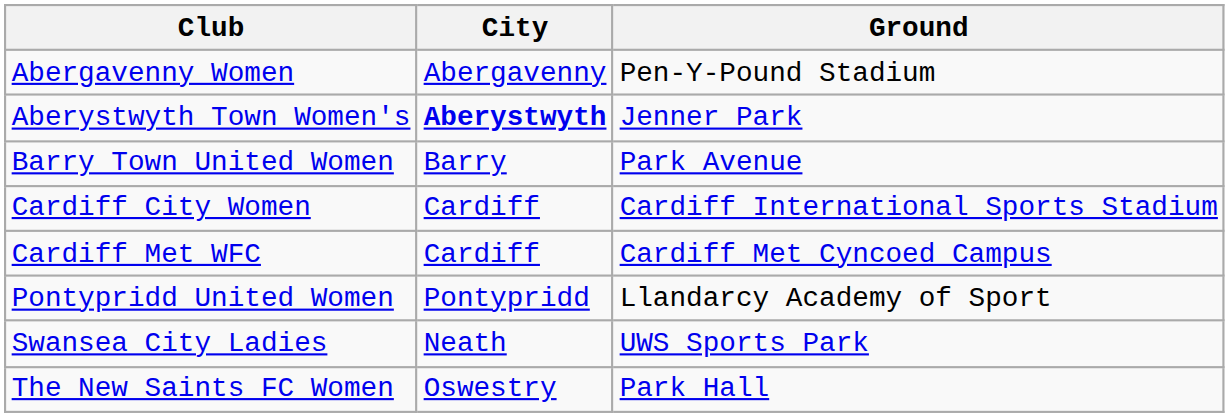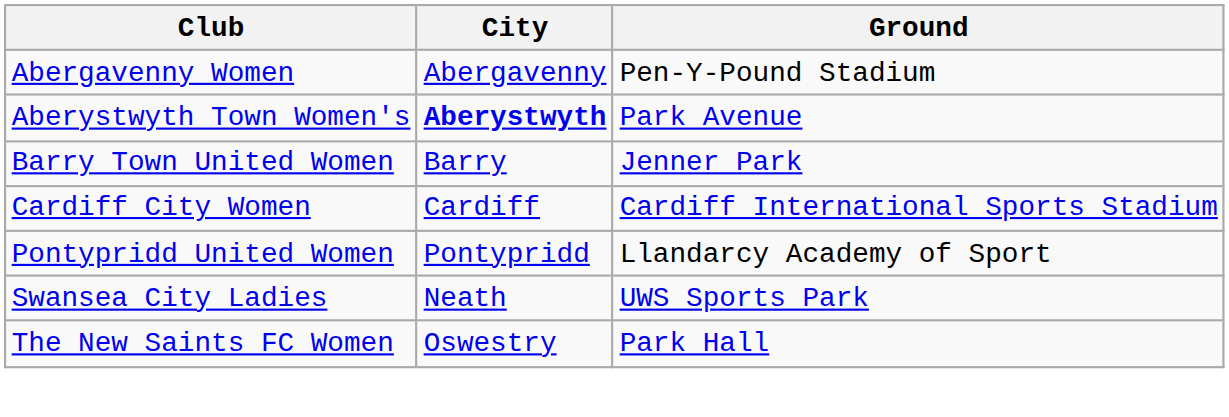(711, 118) Jenner Park -> (711, 118) Park Avenue
(711, 163) Park Avenue -> (711, 163) Jenner Park
- row: (136, 253)
